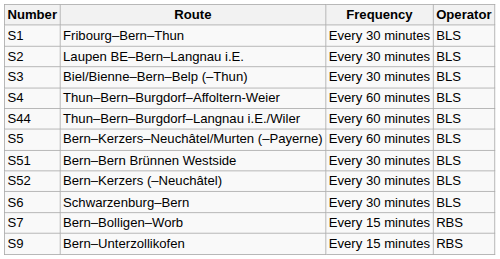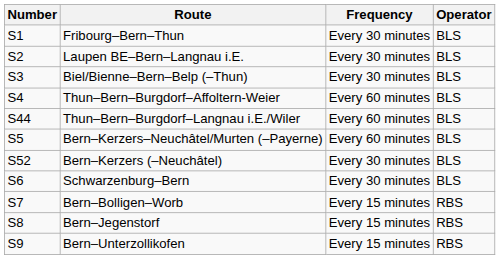- row: (150, 160)
+ row: (111, 222)
